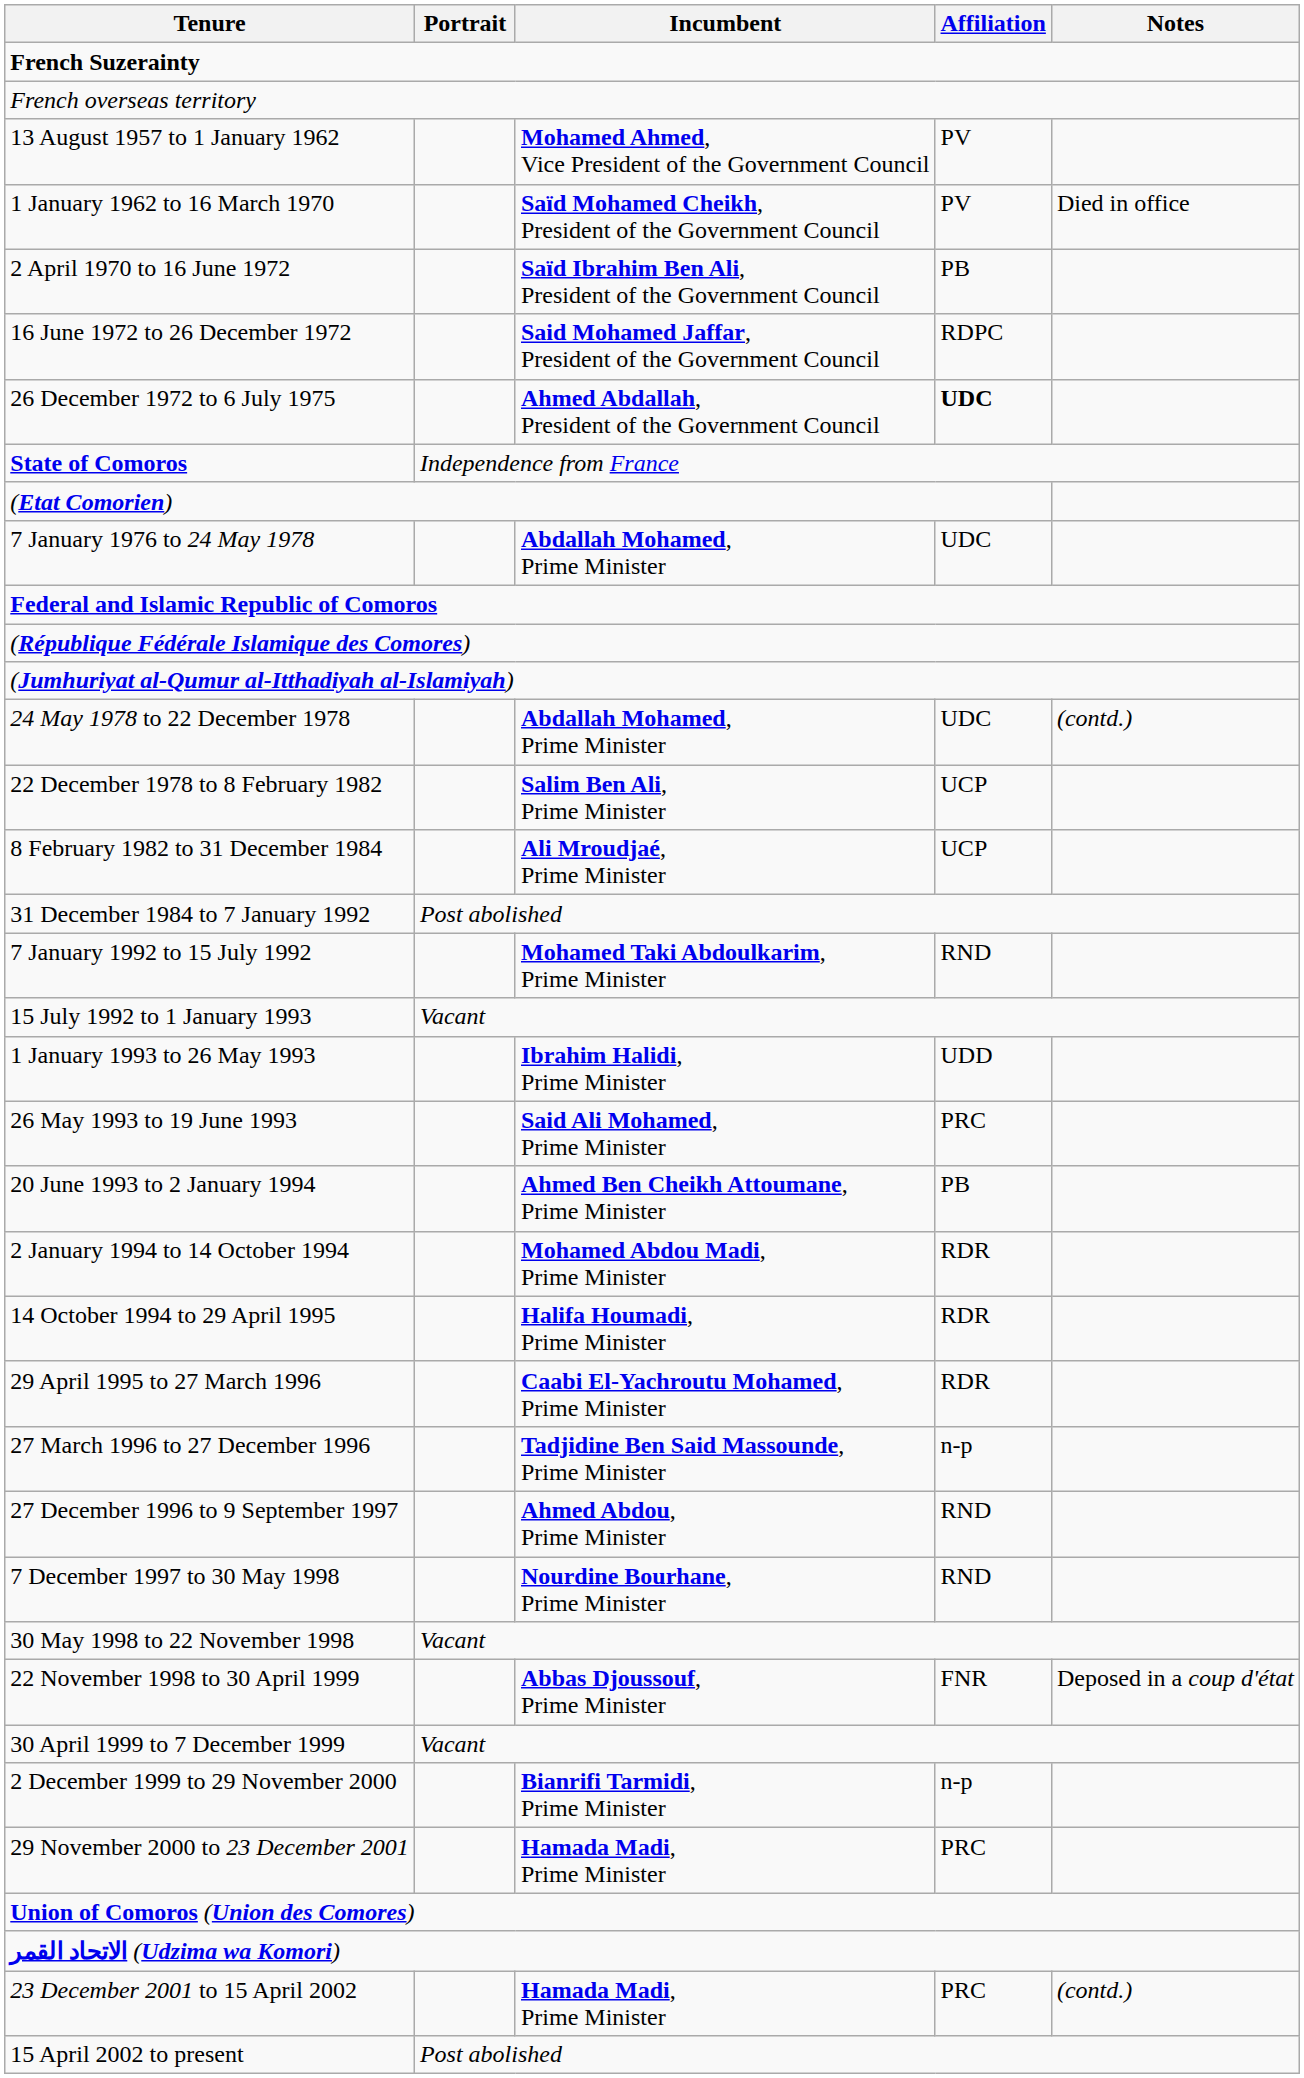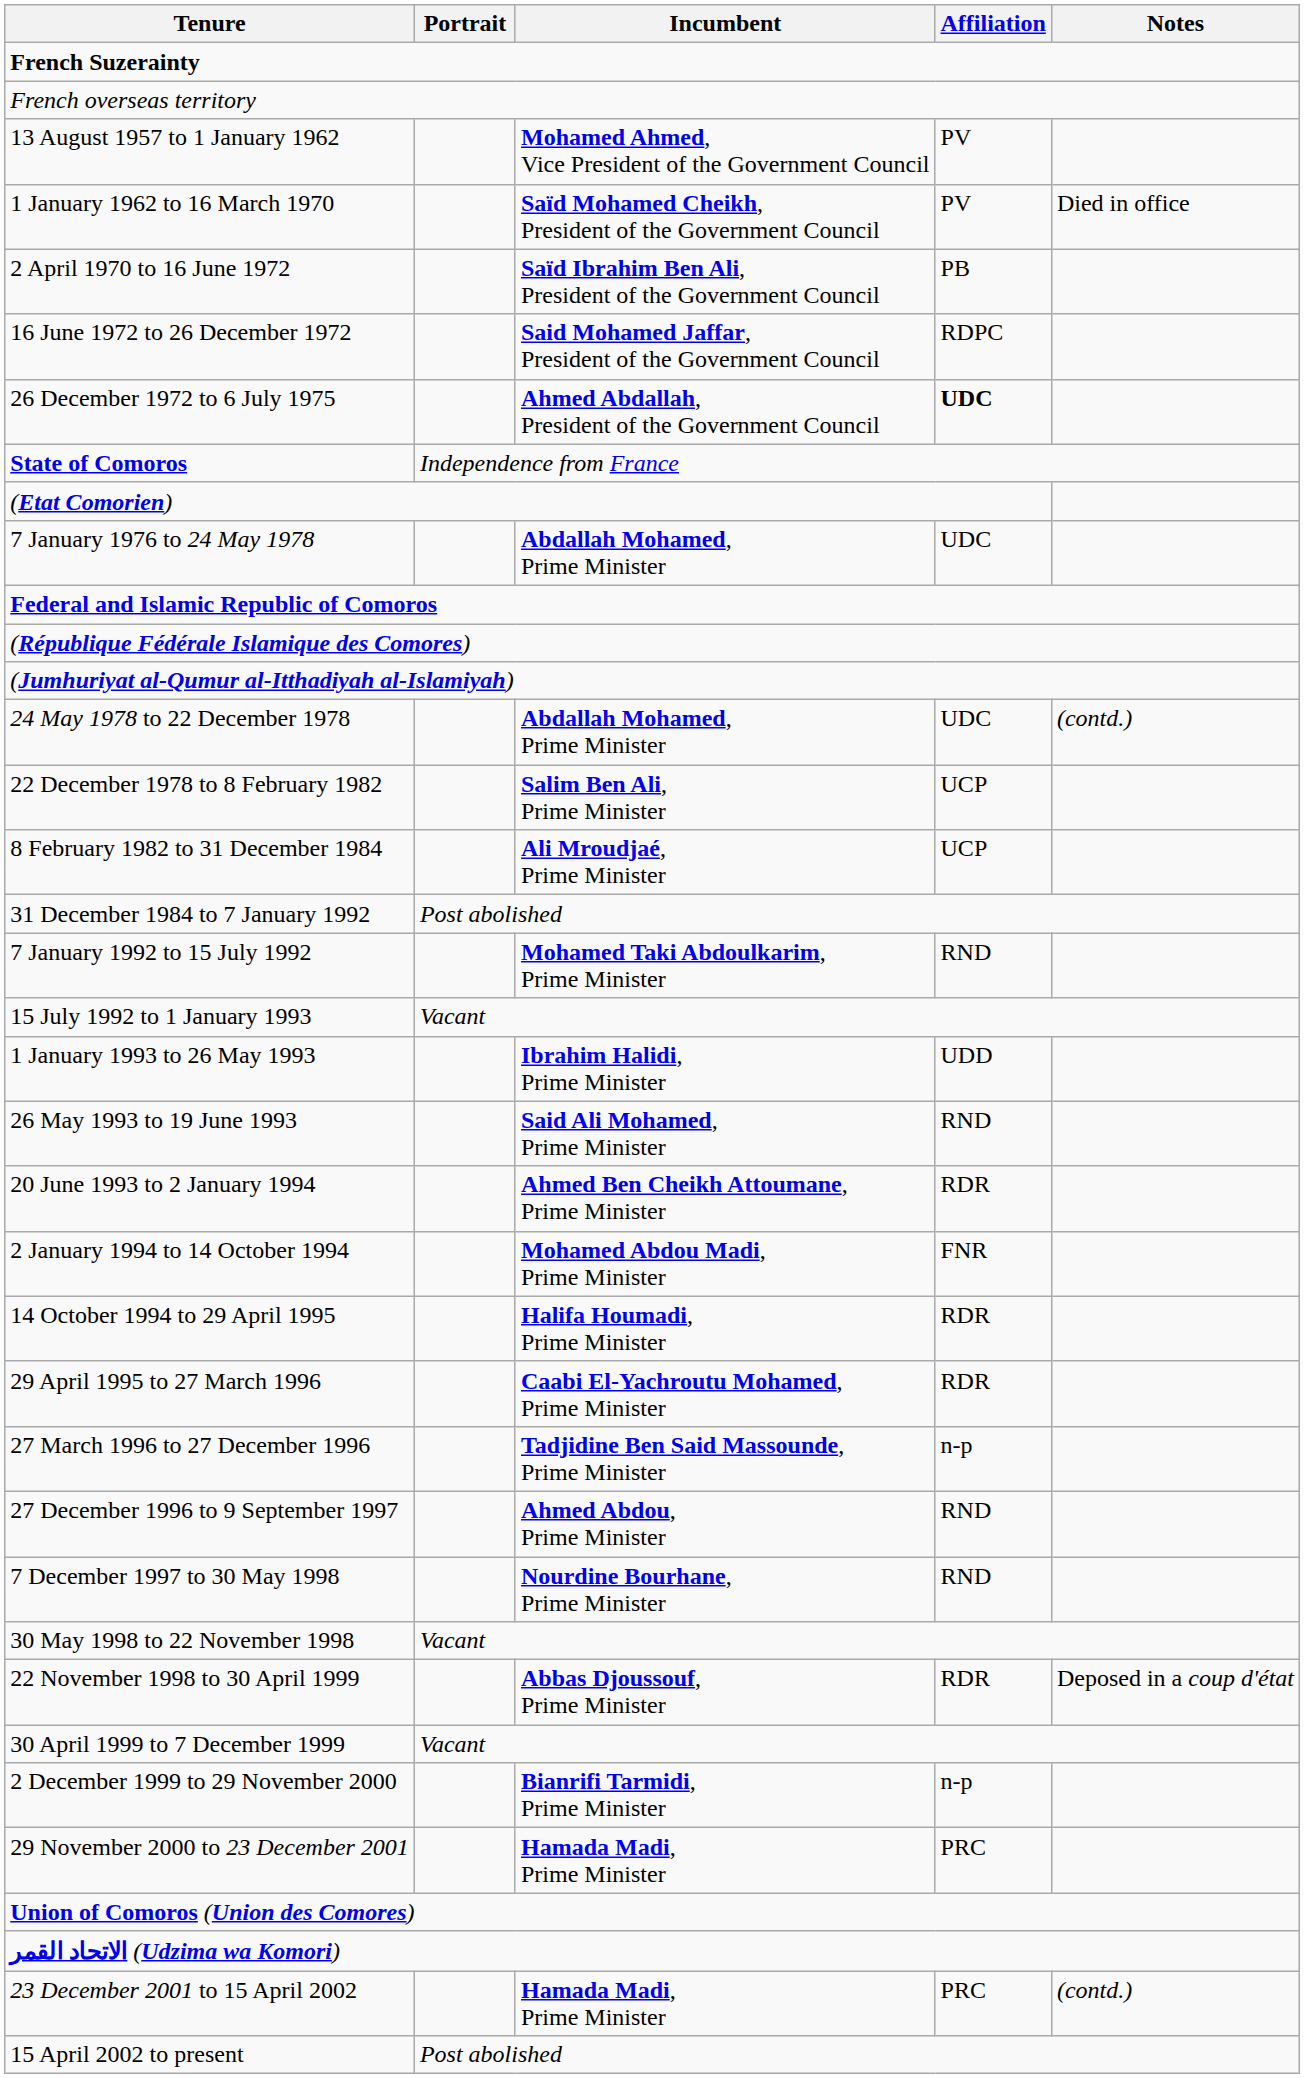(963, 1119) PRC -> (966, 1119) RND
(955, 1184) PB -> (965, 1184) RDR
(965, 1249) RDR -> (964, 1249) FNR
(964, 1678) FNR -> (965, 1678) RDR
